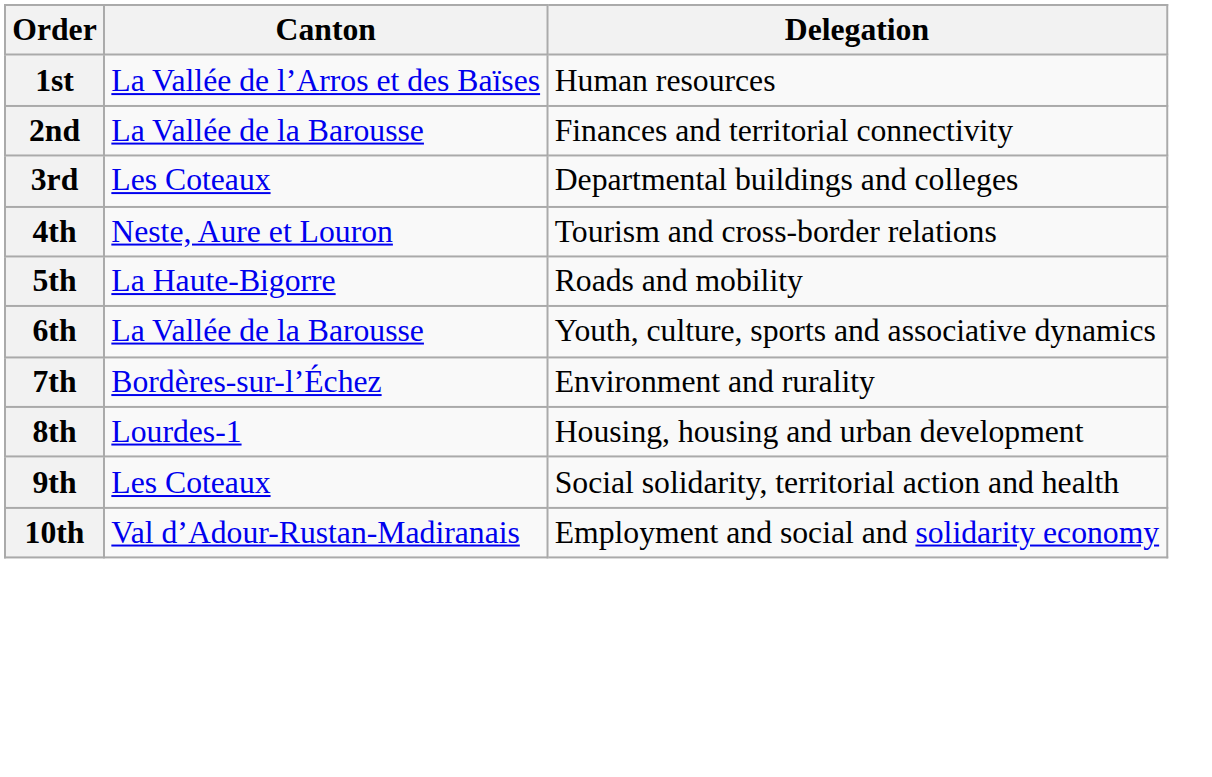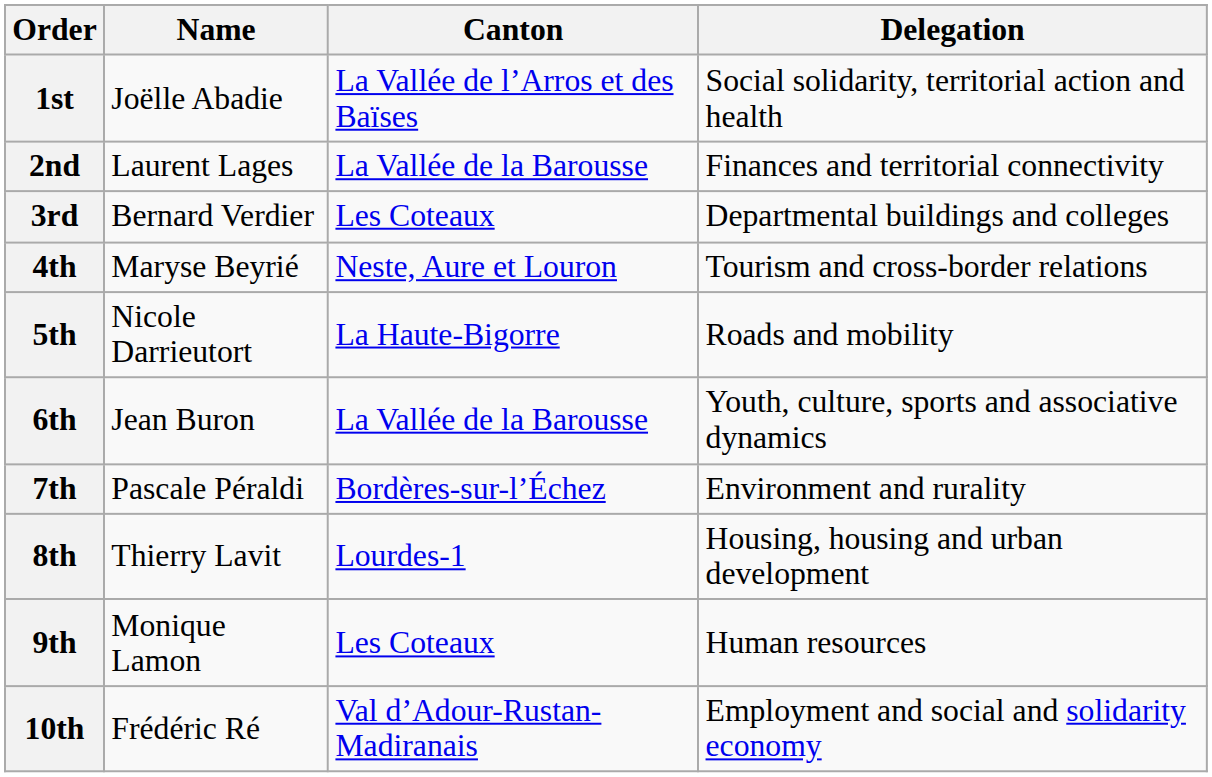+ column: (216, 29)
(665, 79) Human resources -> (945, 97) Social solidarity, territorial action and health
(837, 481) Social solidarity, territorial action and health -> (816, 642) Human resources
